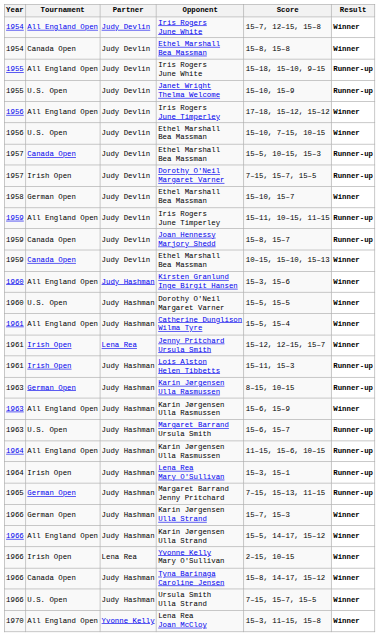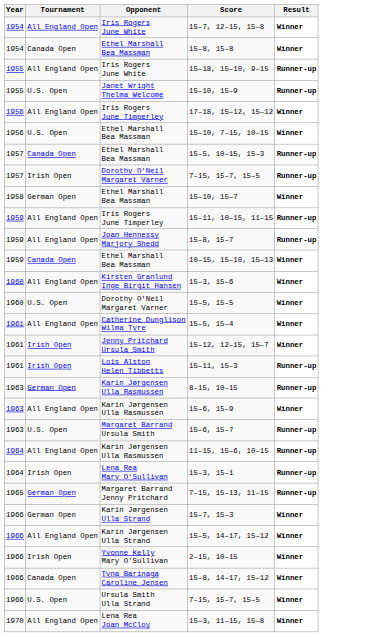- column: (128, 10)
(52, 239) Canada Open -> (63, 239) All England Open
